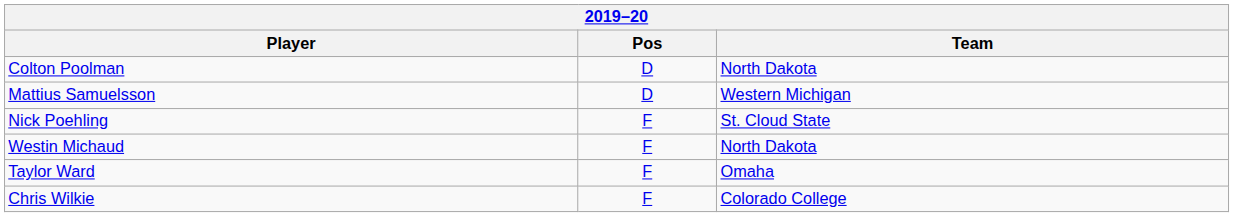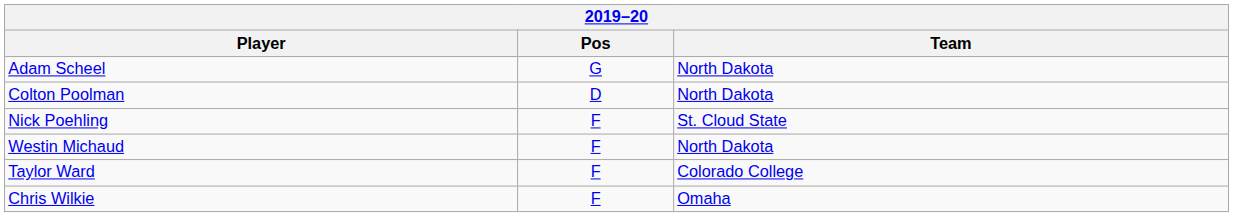+ row: (57, 69)
- row: (82, 95)
(747, 172) Omaha -> (740, 172) Colorado College
(784, 198) Colorado College -> (704, 198) Omaha
